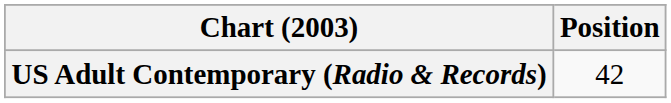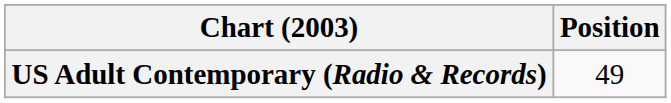(610, 73) 42 -> (610, 73) 49
